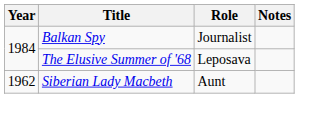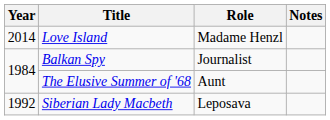+ row: (75, 37)
(224, 59) Leposava -> (211, 81) Aunt
(22, 81) 1962 -> (22, 103) 1992
(211, 81) Aunt -> (224, 103) Leposava
